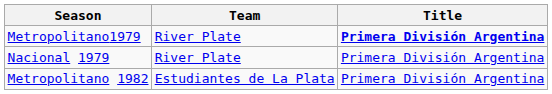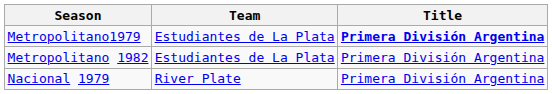(198, 36) River Plate -> (245, 36) Estudiantes de La Plata
rows swapped: (58, 57) <-> (78, 79)
